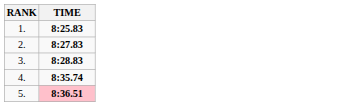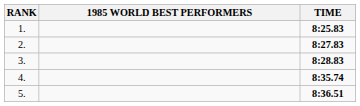+ column: (170, 12)
(67, 93) pink background -> (328, 93) no background
